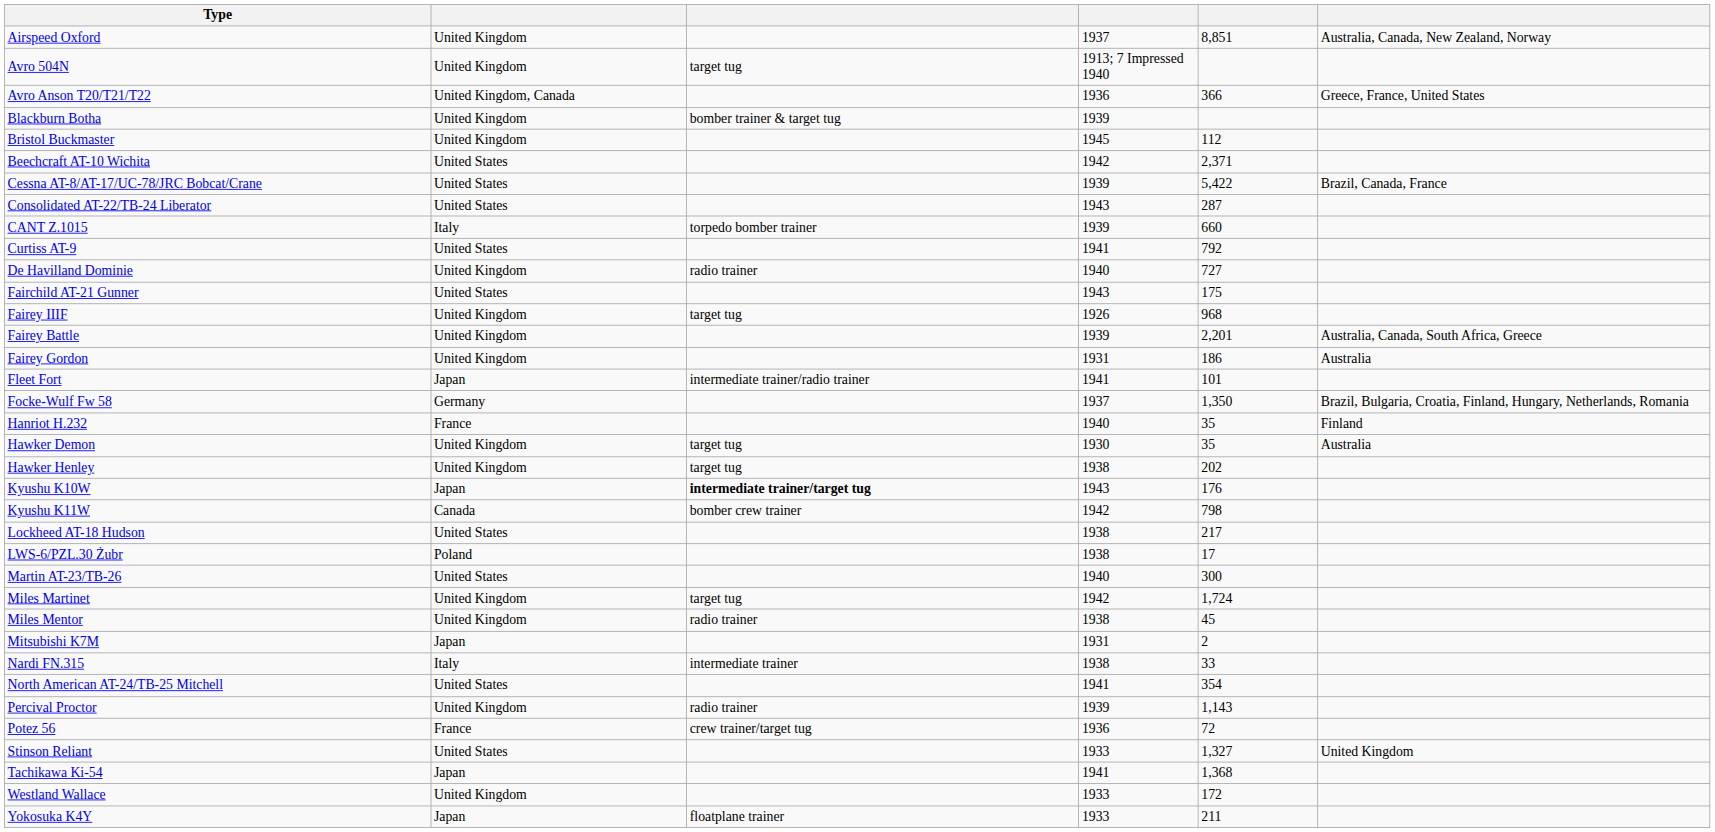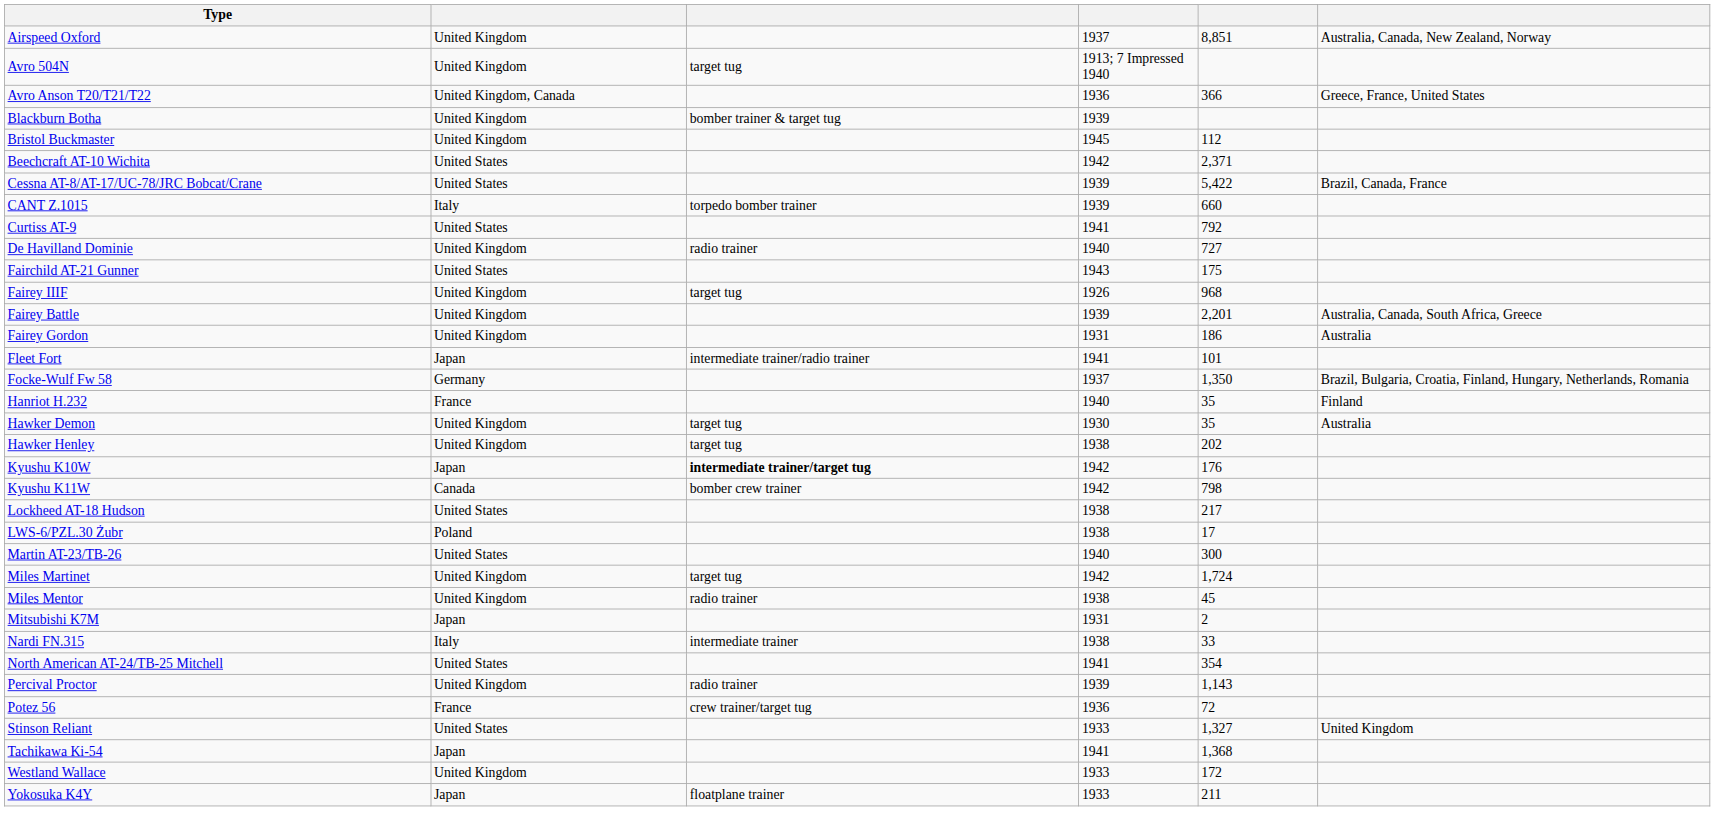- row: (109, 205)
(1096, 489) 1943 -> (1096, 467) 1942
